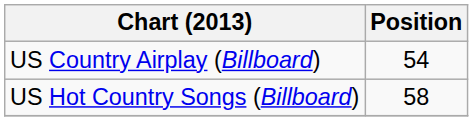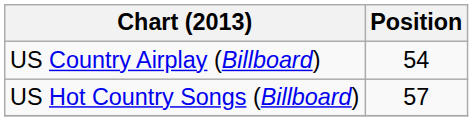(416, 97) 58 -> (416, 97) 57
